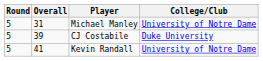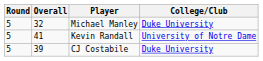(39, 24) 31 -> (39, 24) 32
(199, 24) University of Notre Dame -> (177, 24) Duke University
rows swapped: (100, 37) <-> (102, 50)
